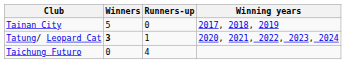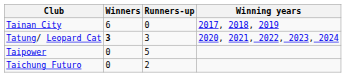(108, 25) 5 -> (108, 25) 6
(147, 38) 1 -> (147, 38) 3
+ row: (26, 52)
(147, 52) 4 -> (147, 65) 2
